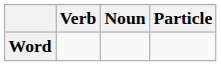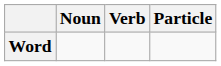columns swapped: (78, 18) <-> (125, 18)
